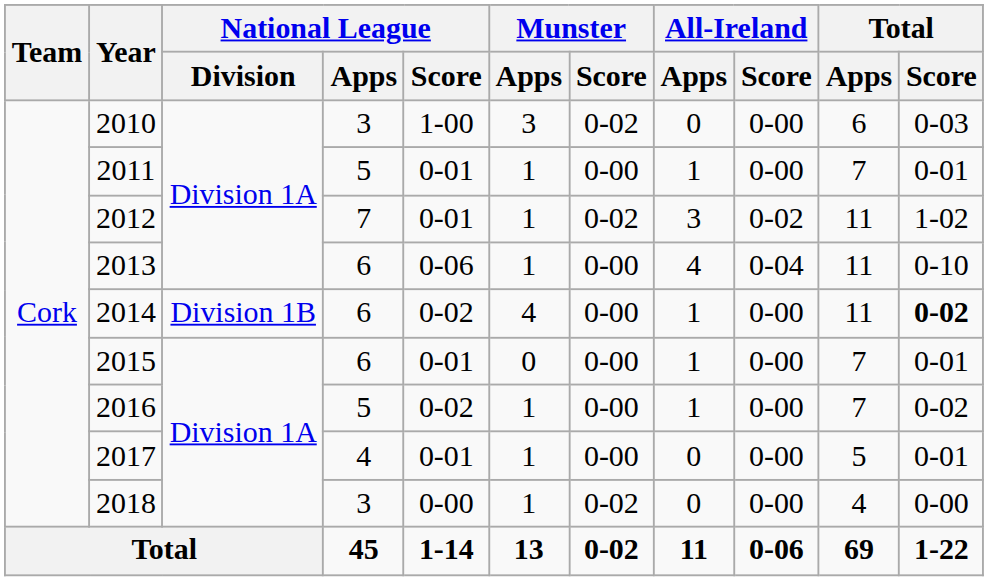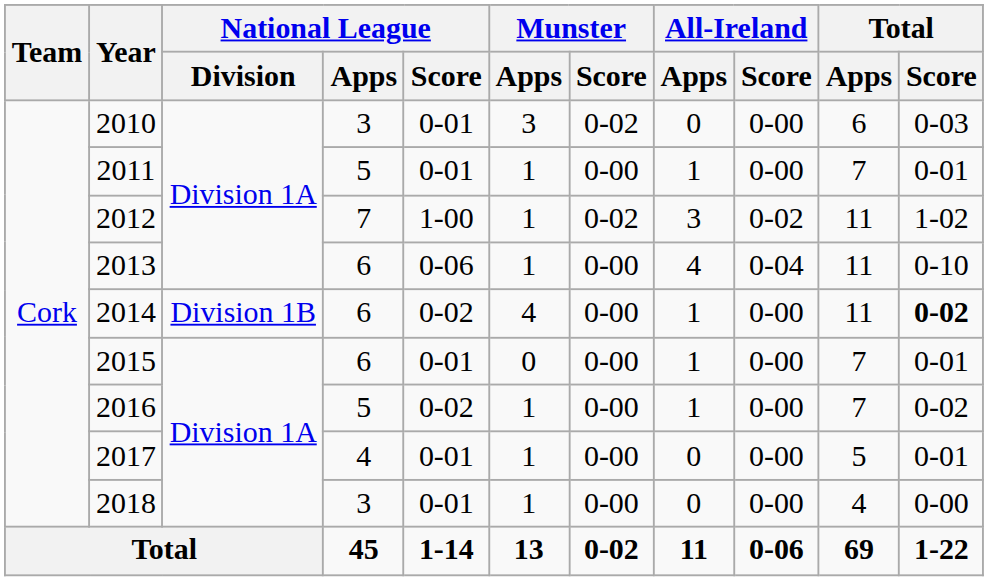(446, 123) 1-00 -> (446, 123) 0-01
(446, 218) 0-01 -> (446, 218) 1-00
(446, 502) 0-00 -> (446, 502) 0-01
(611, 502) 0-02 -> (611, 502) 0-00
